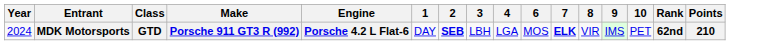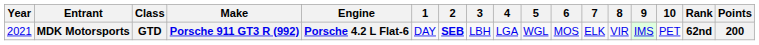+ column: (536, 14)
(19, 31) 2024 -> (19, 31) 2021
(565, 31) bold -> (595, 31) normal
(706, 31) 210 -> (735, 31) 200
